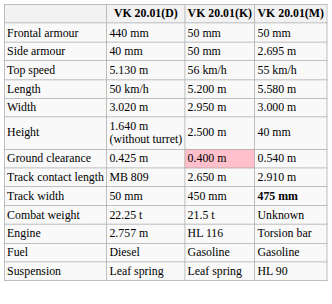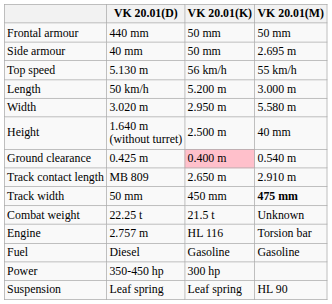(277, 88) 5.580 m -> (277, 88) 3.000 m
(277, 107) 3.000 m -> (277, 107) 5.580 m
+ row: (22, 271)
